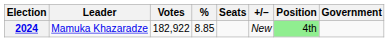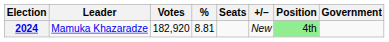(171, 28) 182,922 -> (171, 28) 182,920
(204, 28) 8.85 -> (204, 28) 8.81
